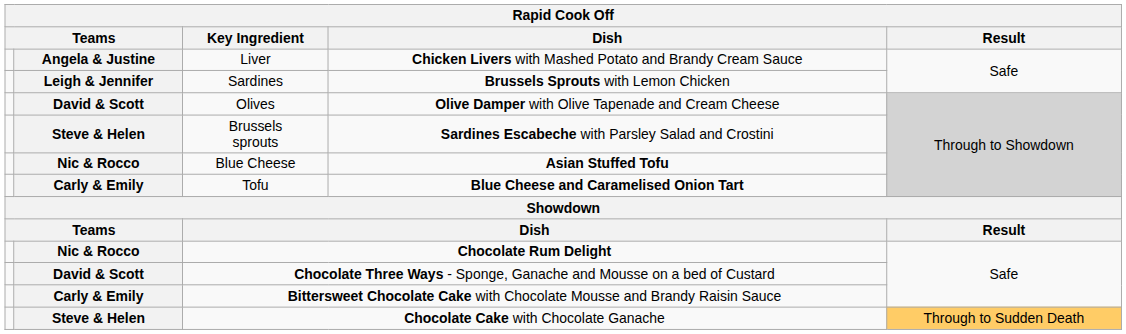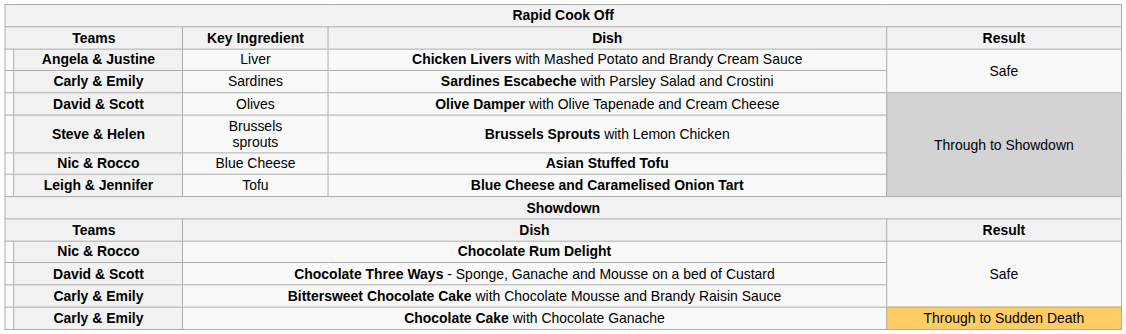(98, 82) Leigh & Jennifer -> (98, 82) Carly & Emily
(607, 82) Brussels Sprouts with Lemon Chicken -> (607, 82) Sardines Escabeche with Parsley Salad and Crostini
(607, 134) Sardines Escabeche with Parsley Salad and Crostini -> (607, 134) Brussels Sprouts with Lemon Chicken
(98, 186) Carly & Emily -> (98, 186) Leigh & Jennifer
(98, 318) Steve & Helen -> (98, 318) Carly & Emily
